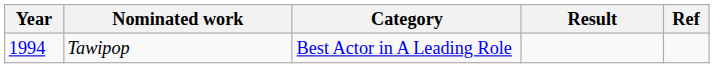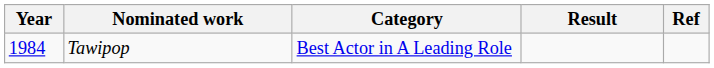(27, 47) 1994 -> (27, 47) 1984
